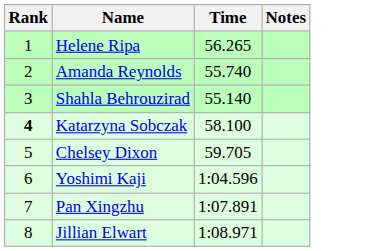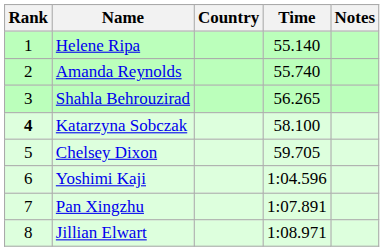+ column: (229, 17)
(228, 44) 56.265 -> (297, 44) 55.140
(228, 98) 55.140 -> (297, 98) 56.265
